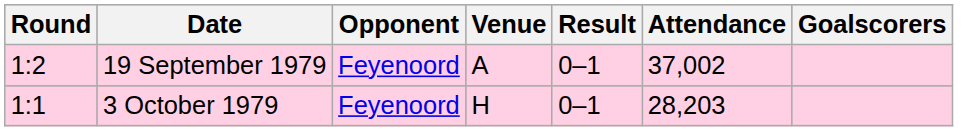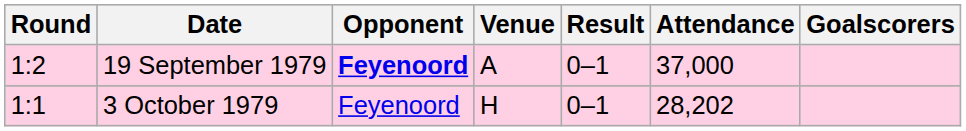(399, 65) normal -> (403, 65) bold
(687, 65) 37,002 -> (695, 65) 37,000
(687, 105) 28,203 -> (695, 105) 28,202
